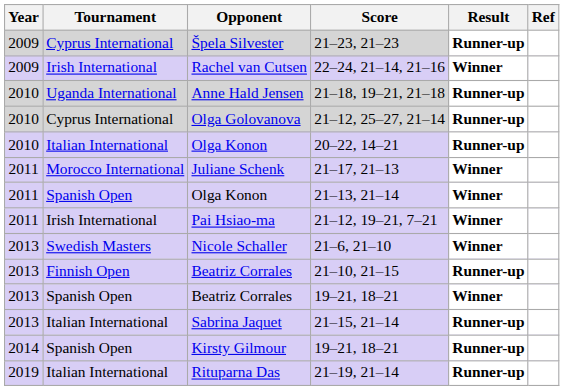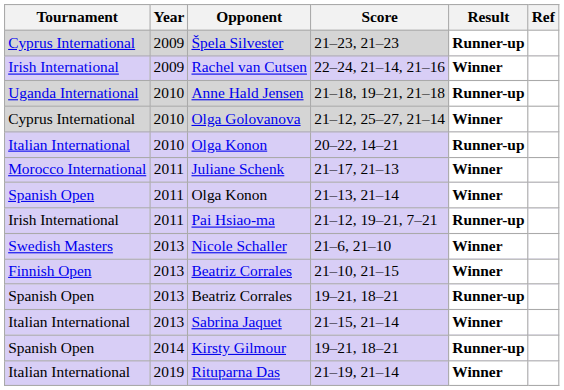columns swapped: (24, 17) <-> (115, 17)
(488, 119) Runner-up -> (477, 119) Winner
(477, 220) Winner -> (488, 220) Runner-up
(488, 271) Runner-up -> (477, 271) Winner
(477, 297) Winner -> (488, 297) Runner-up
(488, 322) Runner-up -> (477, 322) Winner
(488, 373) Runner-up -> (477, 373) Winner
